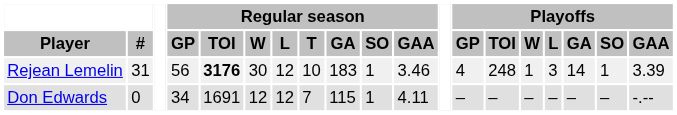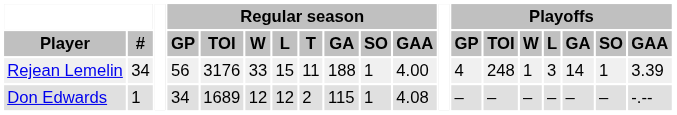(140, 70) 31 -> (140, 70) 34
(222, 70) bold -> (222, 70) normal
(258, 70) 30 -> (258, 70) 33
(285, 70) 12 -> (285, 70) 15
(312, 70) 10 -> (311, 70) 11
(343, 70) 183 -> (342, 70) 188
(414, 70) 3.46 -> (413, 70) 4.00
(136, 97) 0 -> (136, 97) 1
(222, 97) 1691 -> (222, 97) 1689
(307, 97) 7 -> (307, 97) 2
(413, 97) 4.11 -> (413, 97) 4.08
